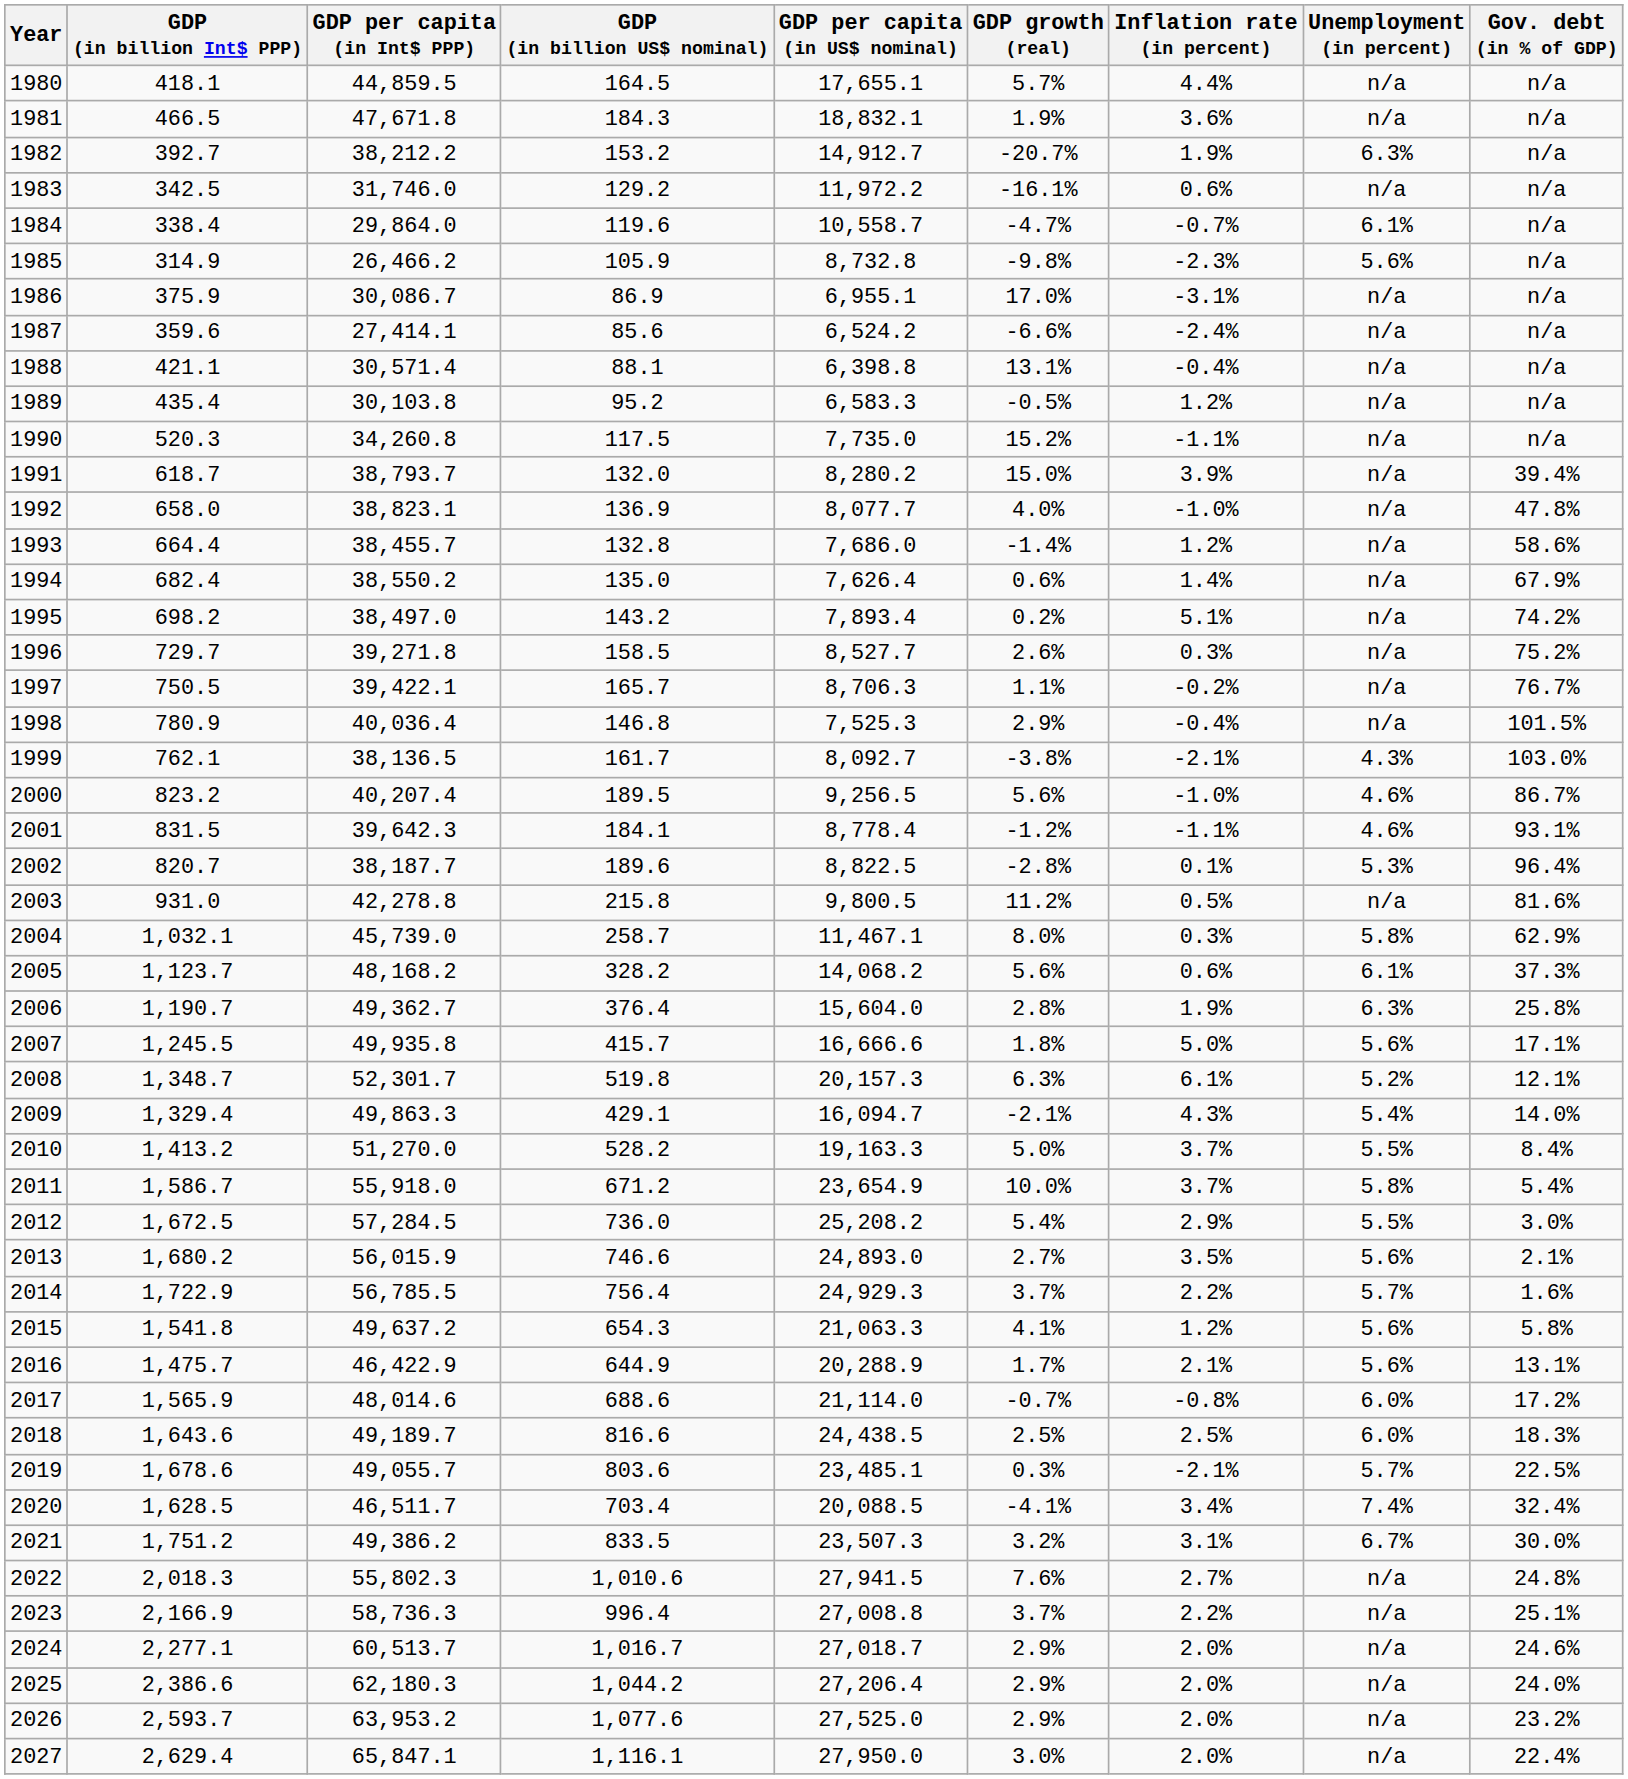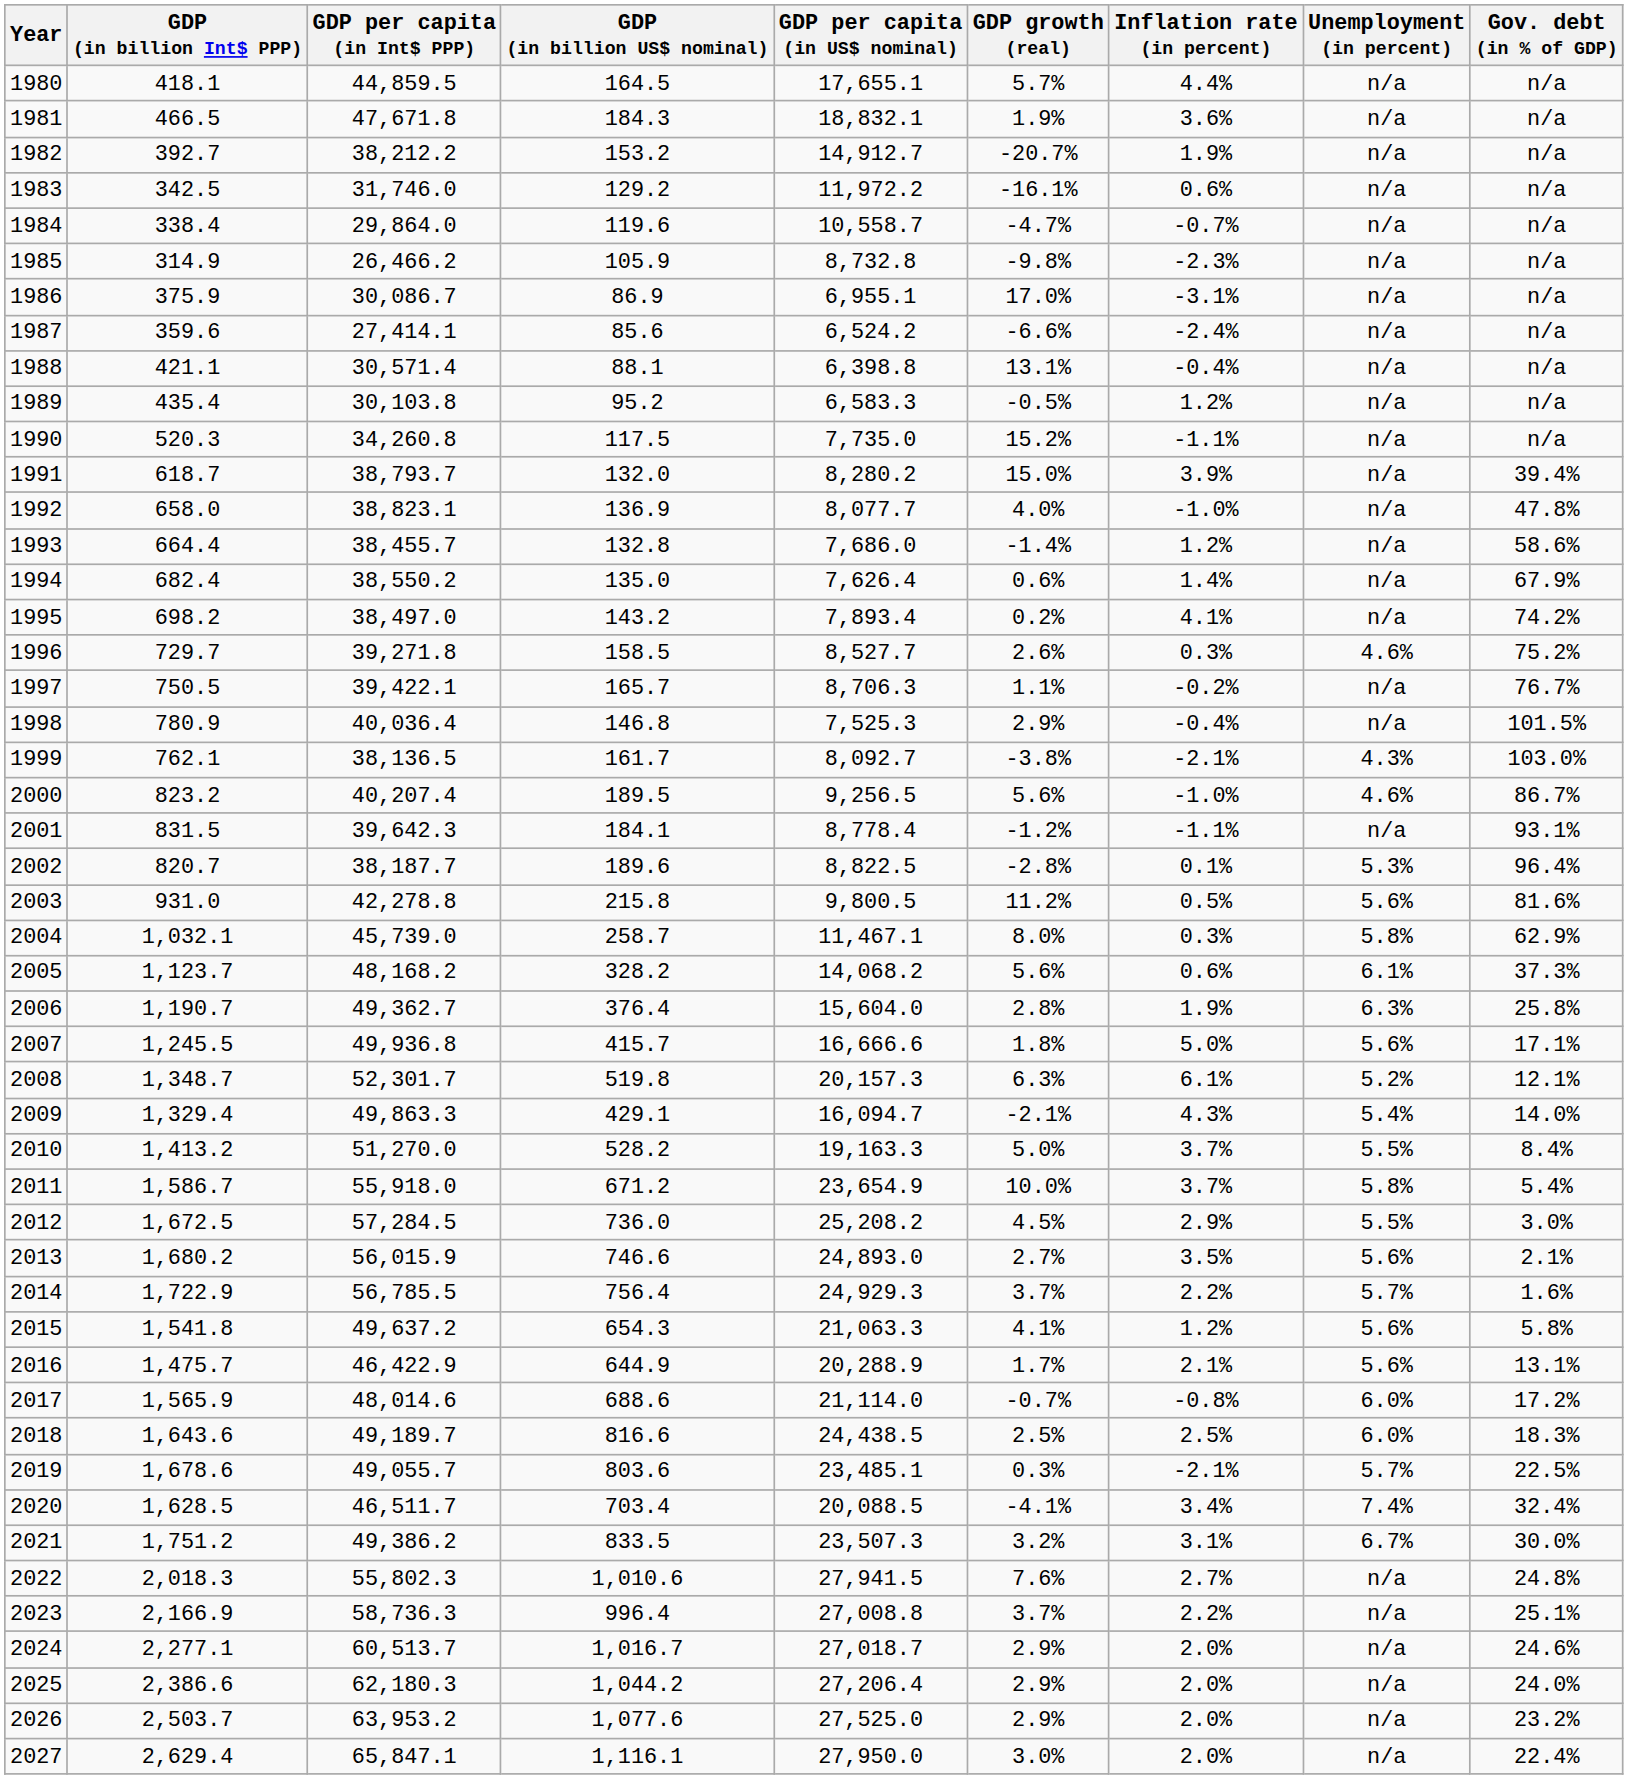(1387, 155) 6.3% -> (1387, 155) n/a
(1387, 226) 6.1% -> (1387, 226) n/a
(1387, 261) 5.6% -> (1387, 261) n/a
(1206, 617) 5.1% -> (1206, 617) 4.1%
(1387, 653) n/a -> (1387, 653) 4.6%
(1387, 831) 4.6% -> (1387, 831) n/a
(1387, 902) n/a -> (1387, 902) 5.6%
(404, 1044) 49,935.8 -> (404, 1044) 49,936.8
(1038, 1222) 5.4% -> (1038, 1222) 4.5%
(188, 1721) 2,593.7 -> (188, 1721) 2,503.7
